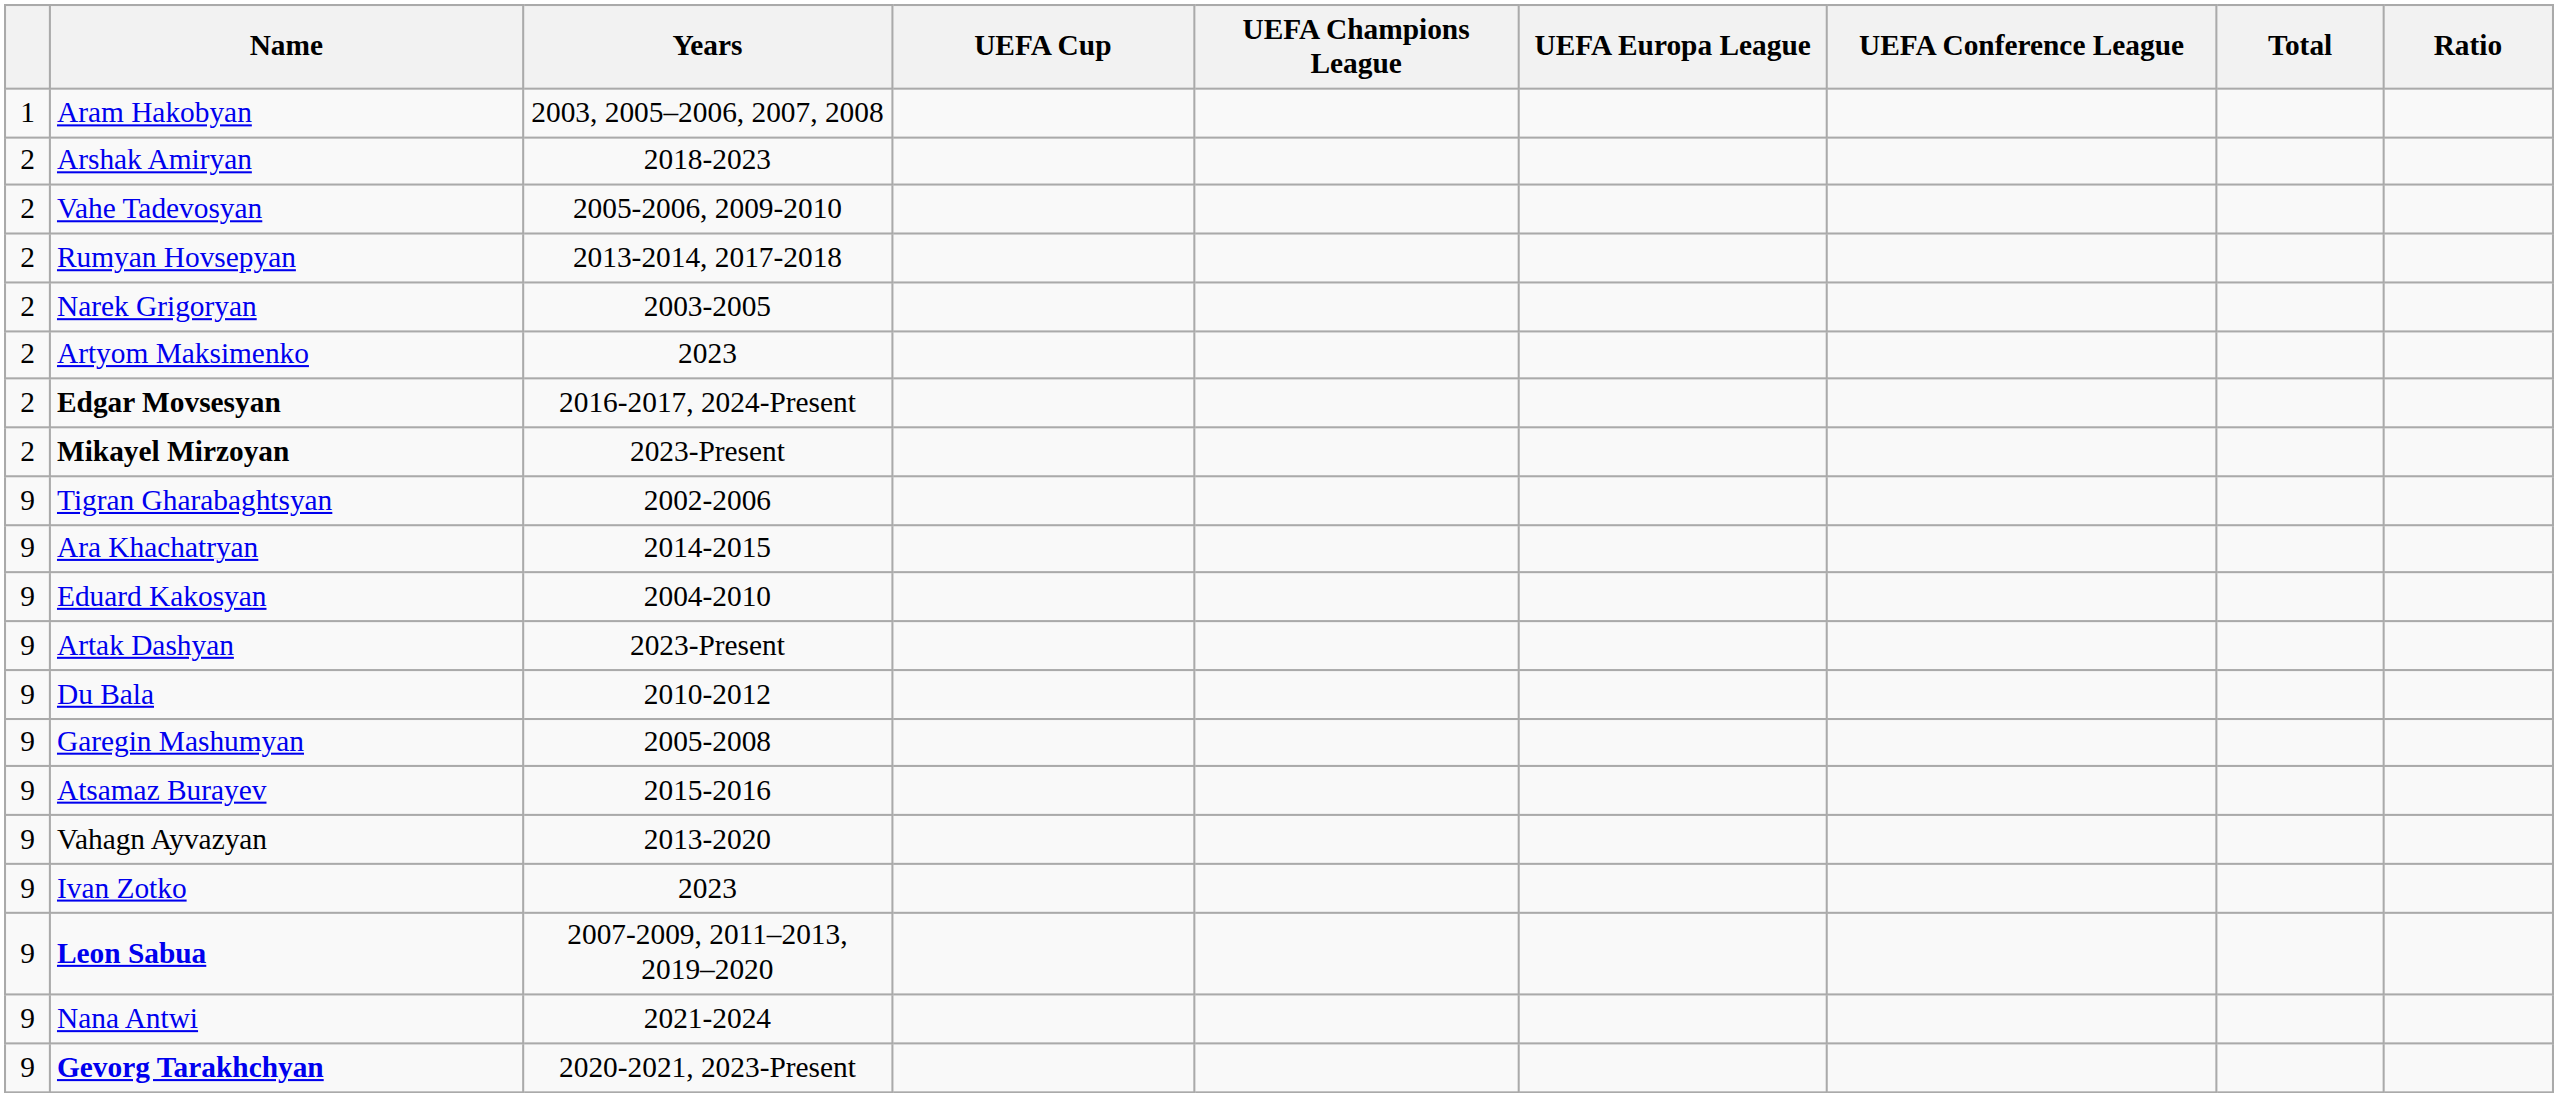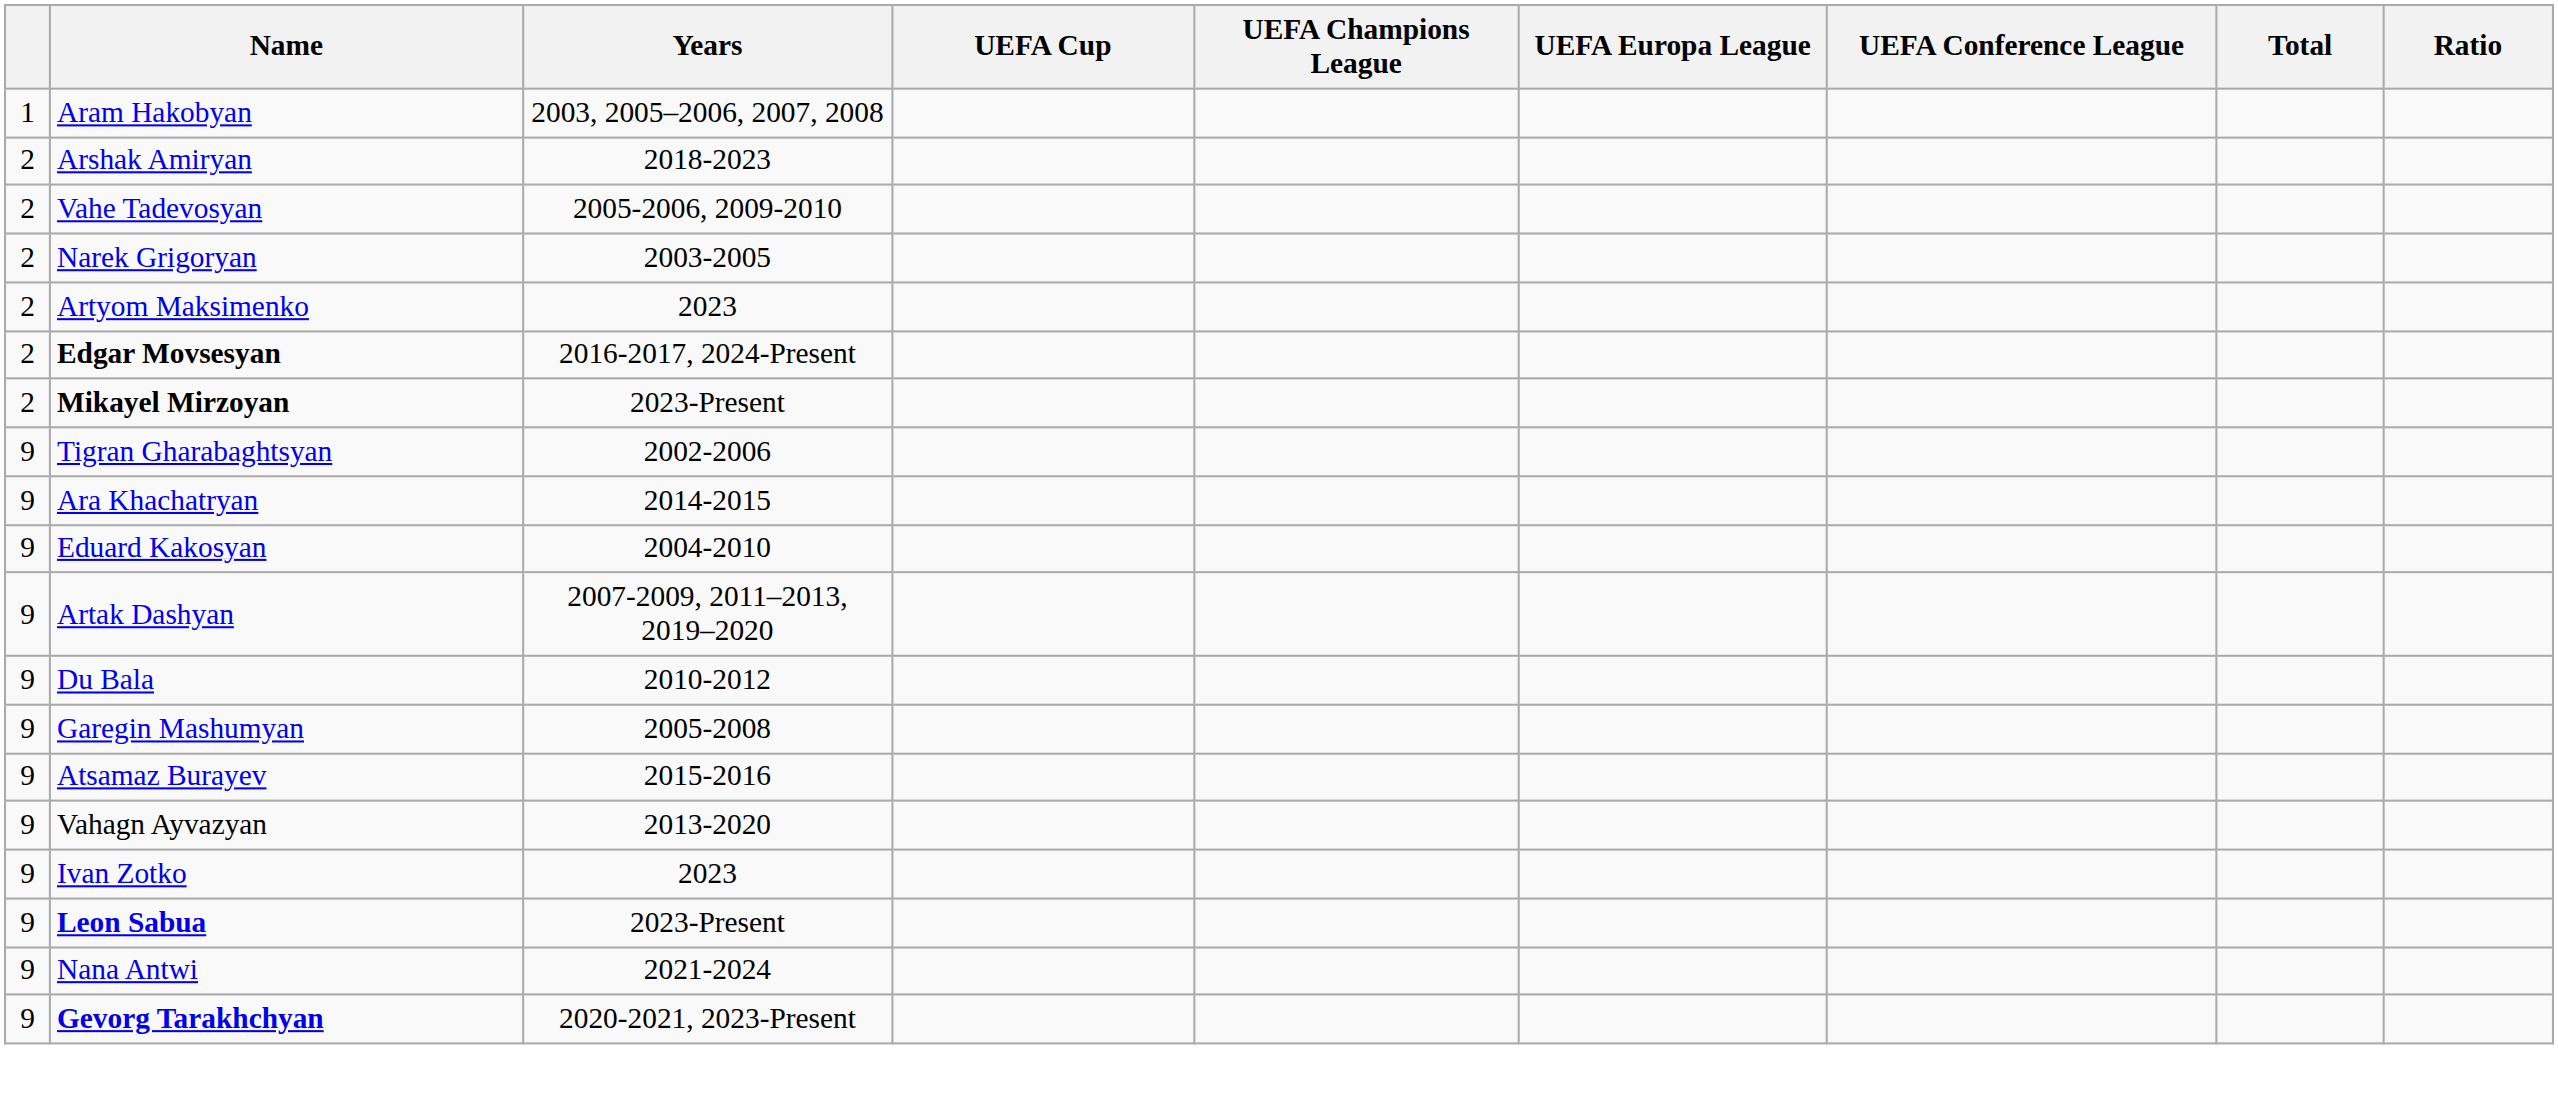- row: (176, 257)
(707, 645) 2023-Present -> (707, 614) 2007-2009, 2011–2013, 2019–2020
(707, 953) 2007-2009, 2011–2013, 2019–2020 -> (707, 922) 2023-Present
